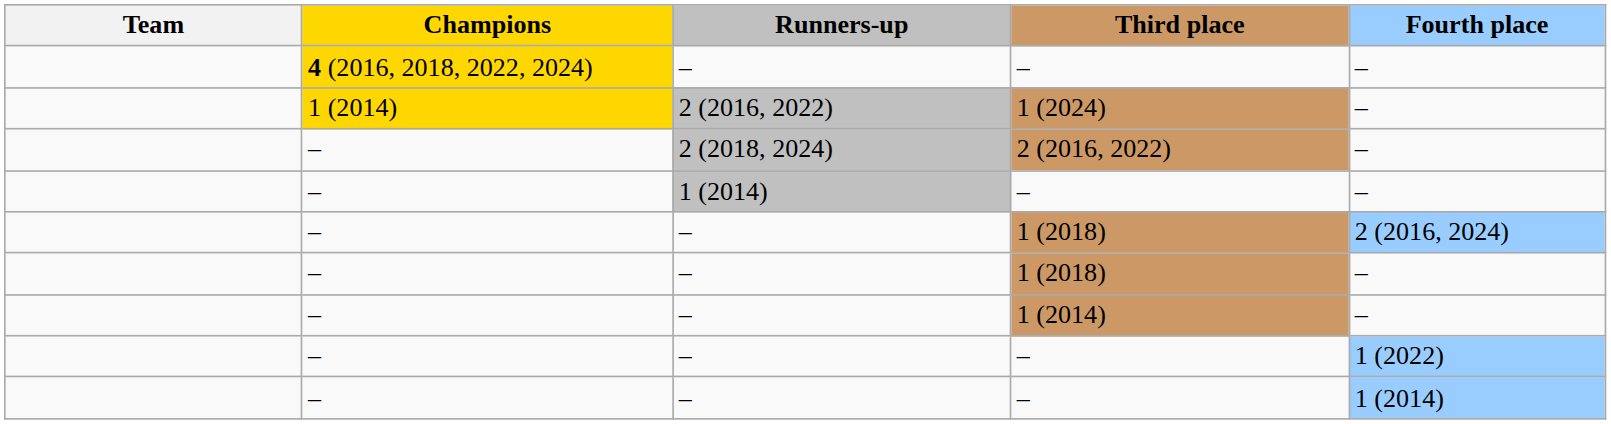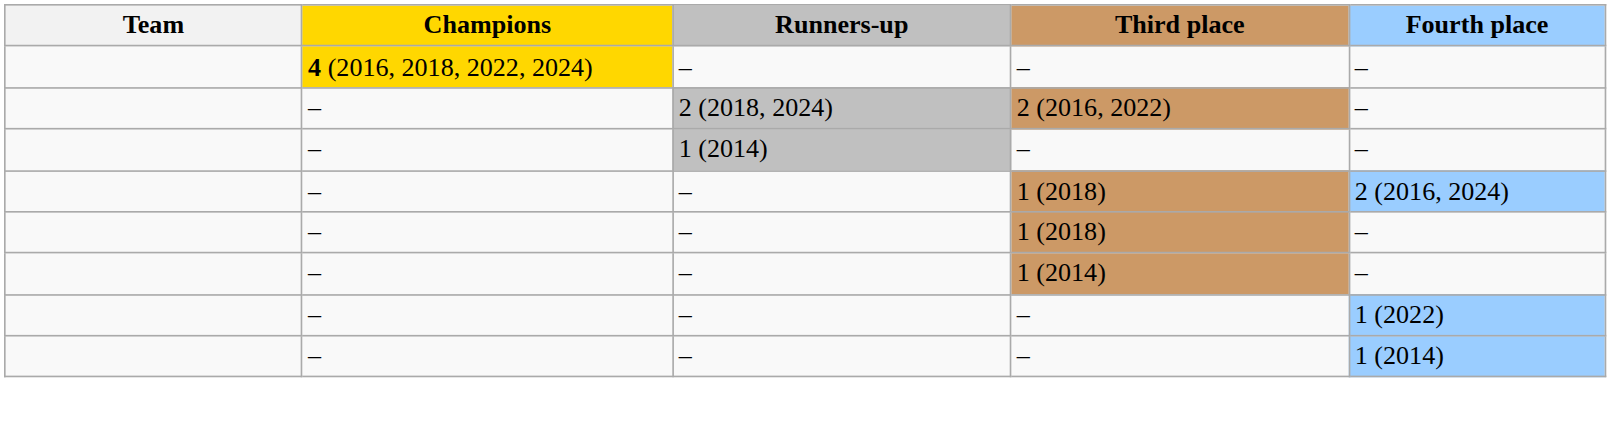- row: (756, 107)
